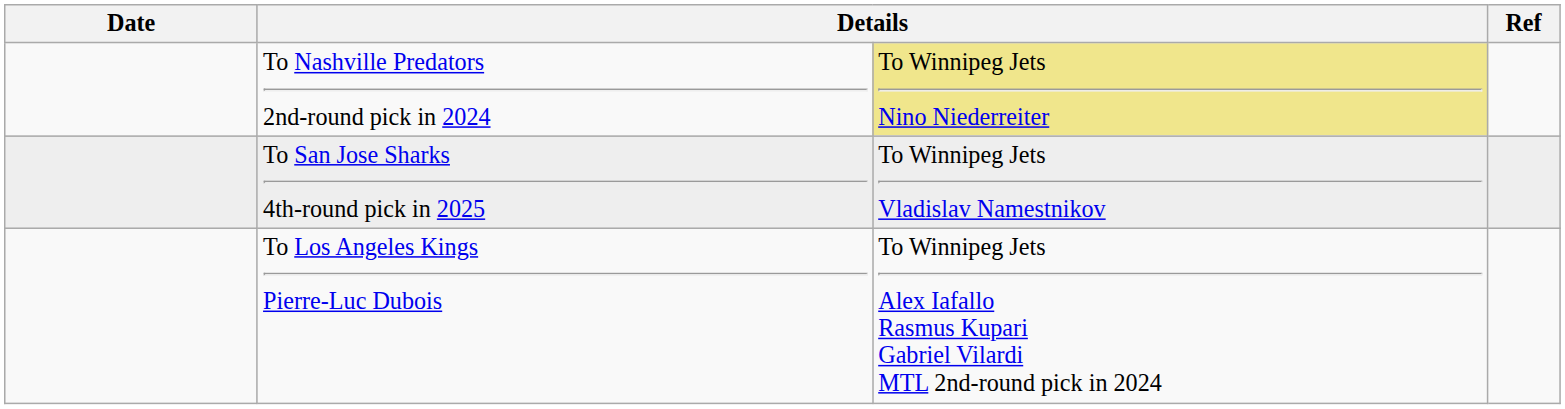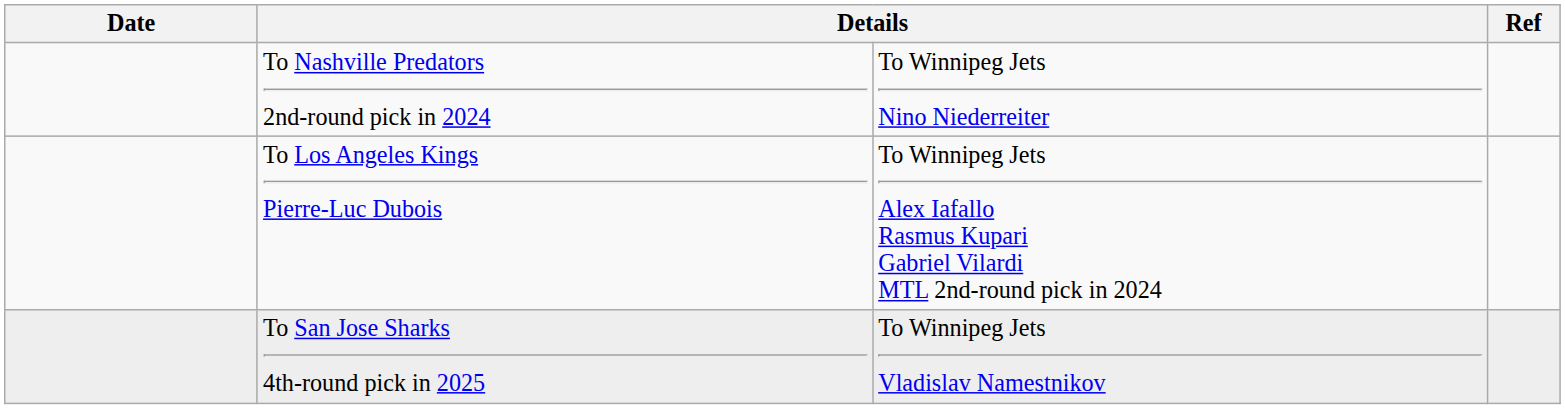(1180, 89) khaki background -> (1180, 89) no background
rows swapped: (565, 181) <-> (565, 274)
